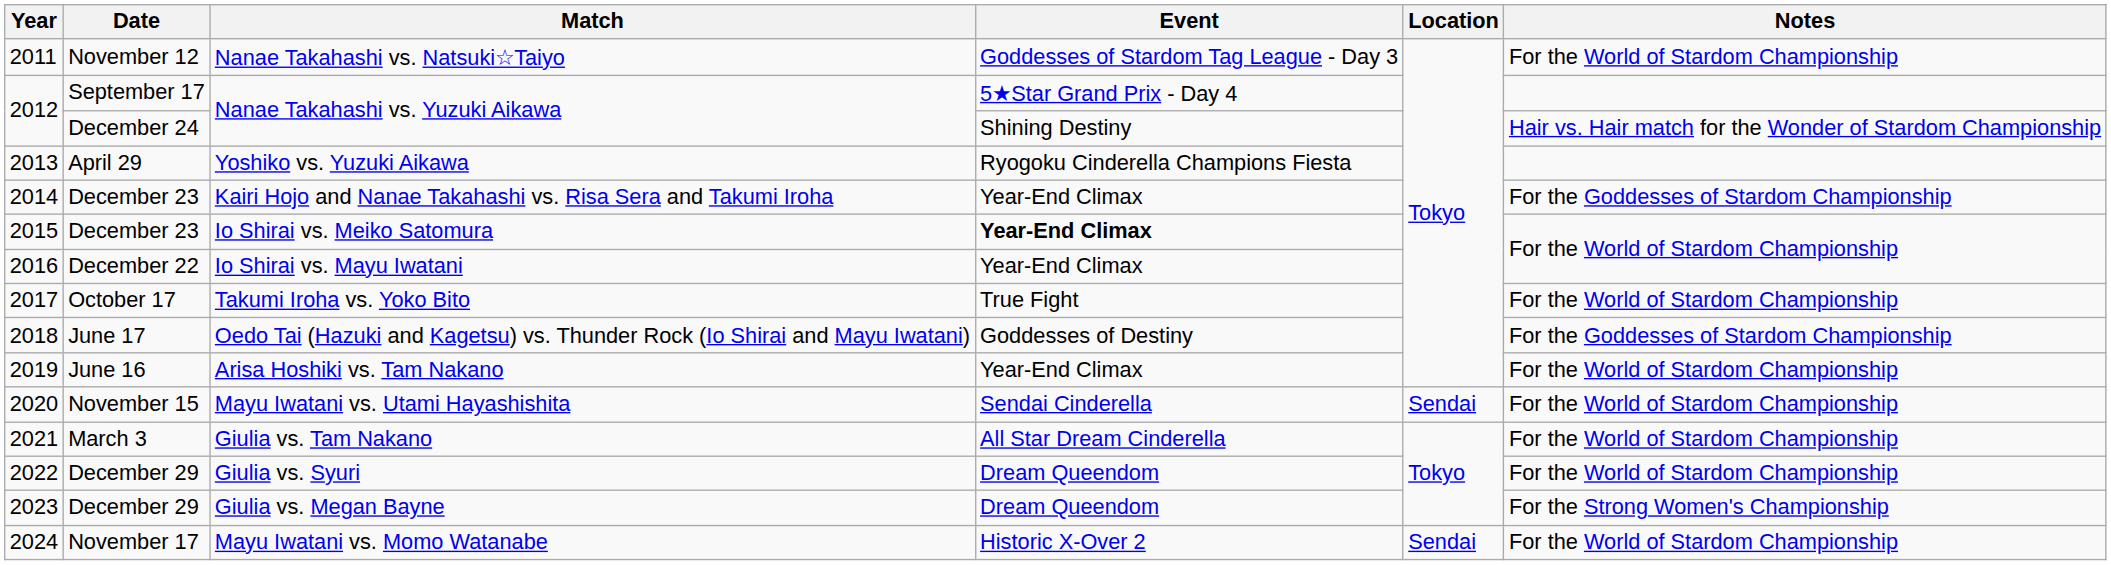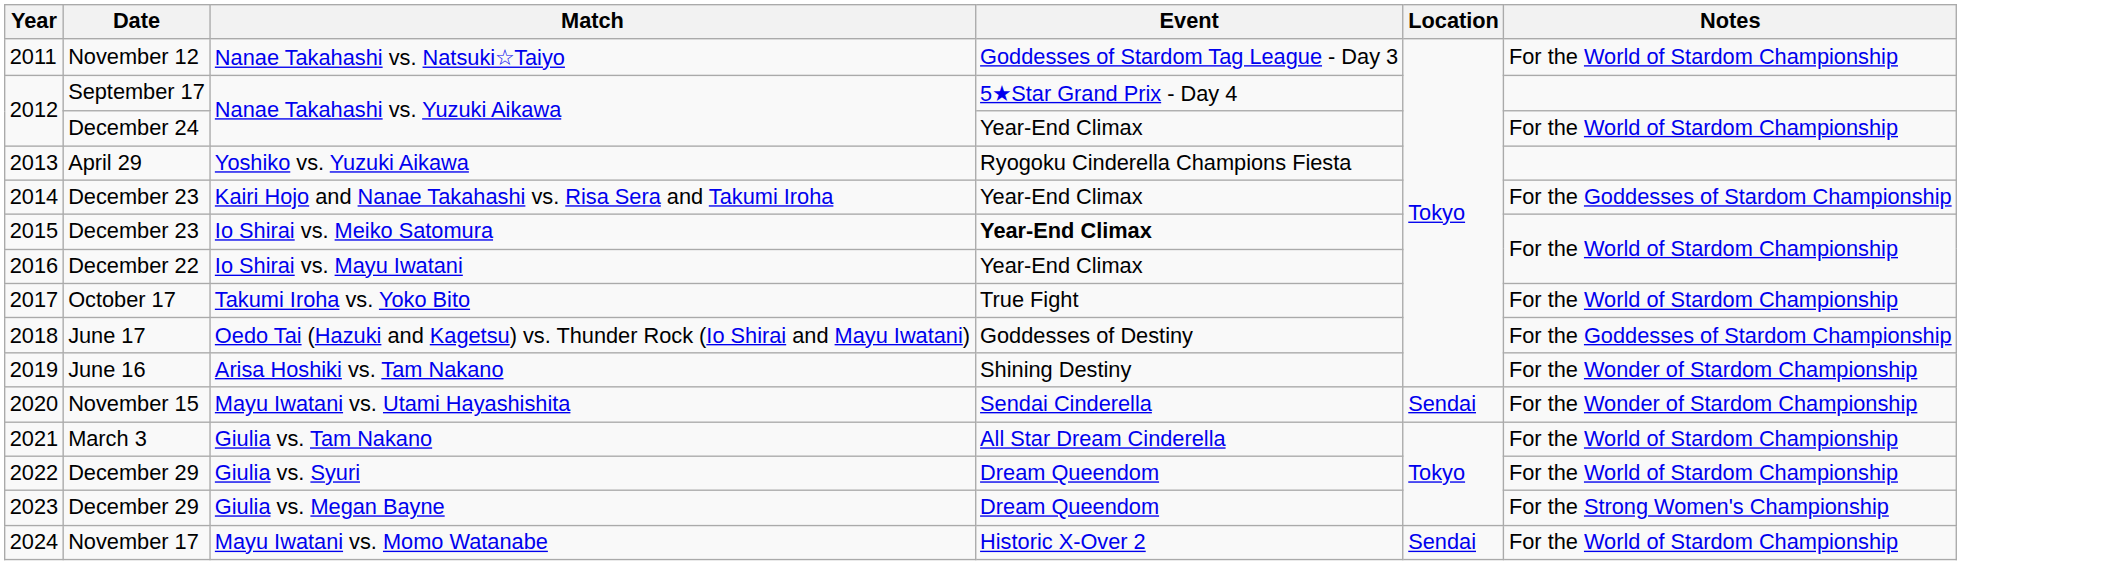(1056, 128) Shining Destiny -> (1061, 128) Year-End Climax
(1805, 128) Hair vs. Hair match for the Wonder of Stardom Championship -> (1703, 128) For the World of Stardom Championship
(1061, 369) Year-End Climax -> (1056, 369) Shining Destiny
(1703, 369) For the World of Stardom Championship -> (1713, 369) For the Wonder of Stardom Championship
(1703, 404) For the World of Stardom Championship -> (1713, 404) For the Wonder of Stardom Championship
